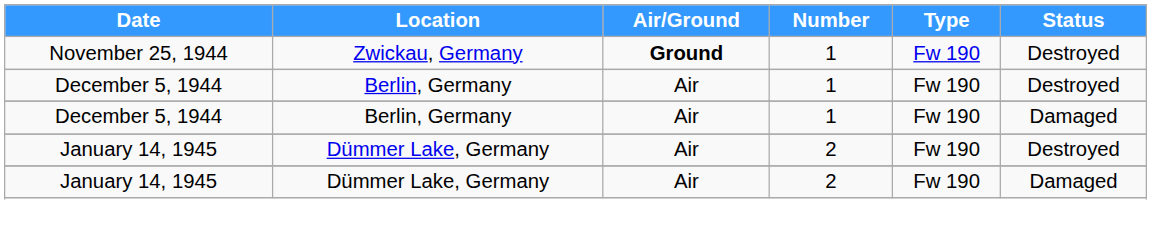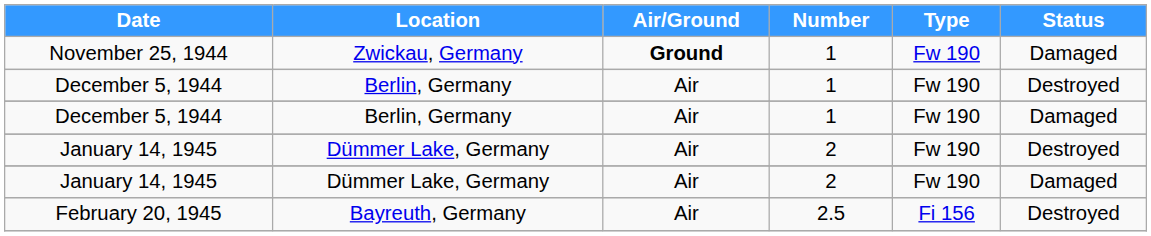(1074, 52) Destroyed -> (1074, 52) Damaged
+ row: (139, 213)
